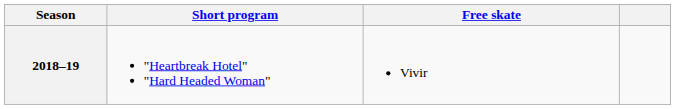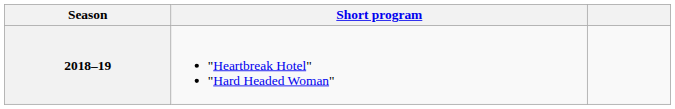- column: (491, 15)
